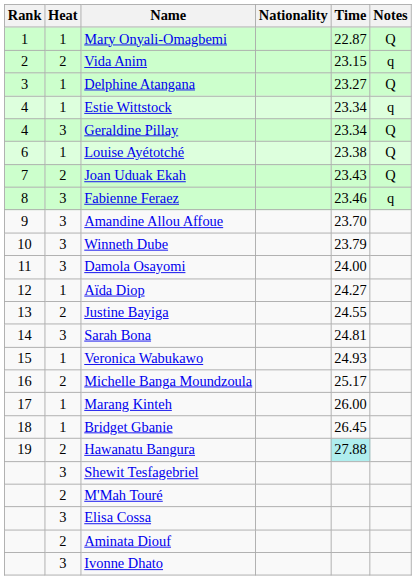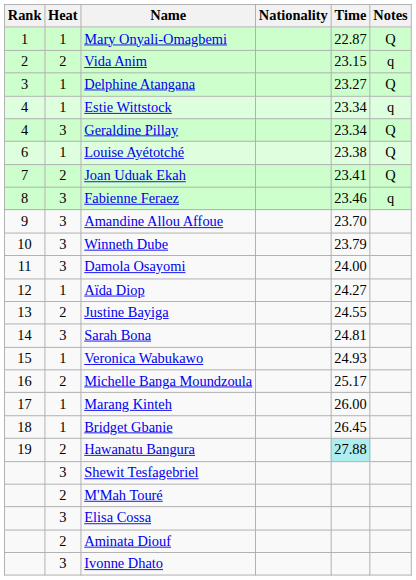(350, 175) 23.43 -> (350, 175) 23.41
